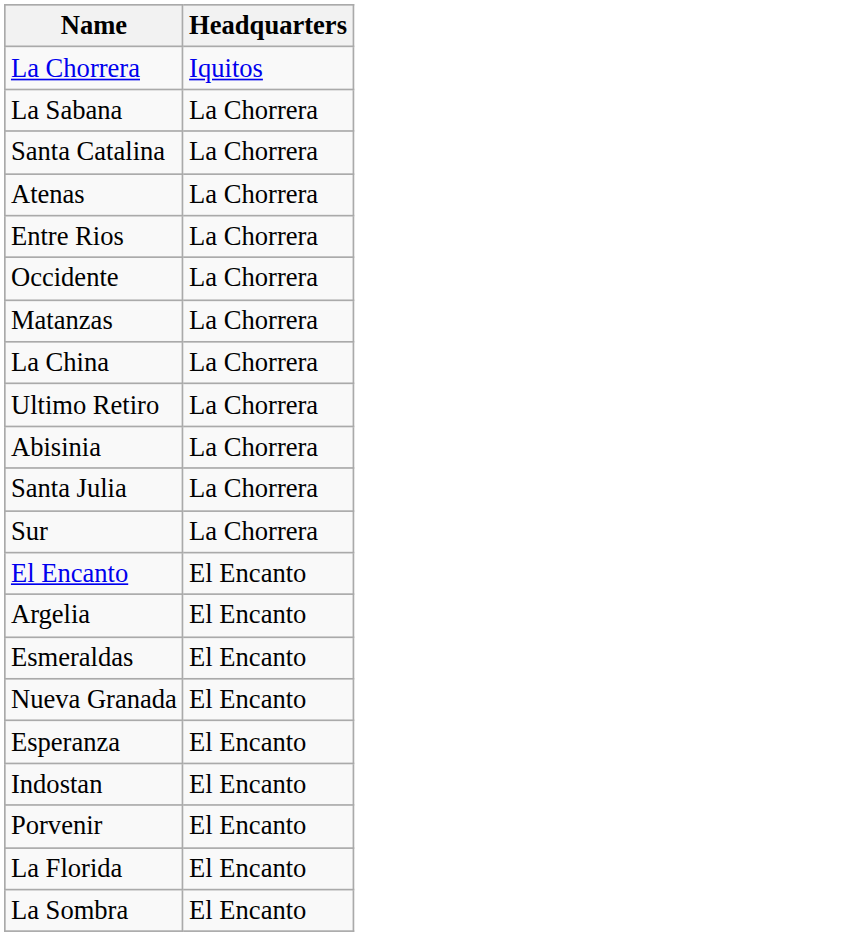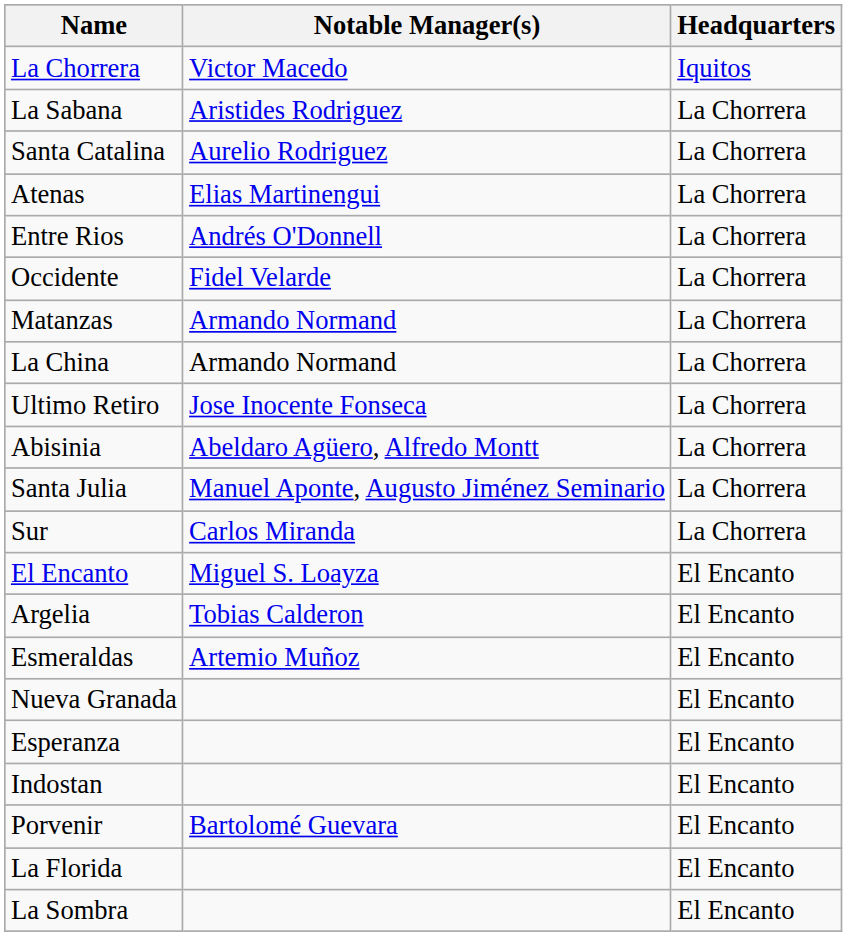+ column: (427, 25)
